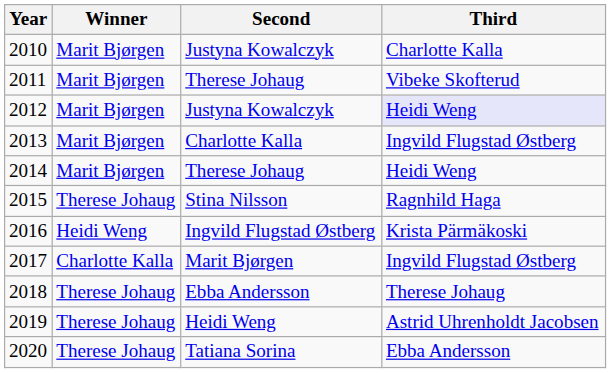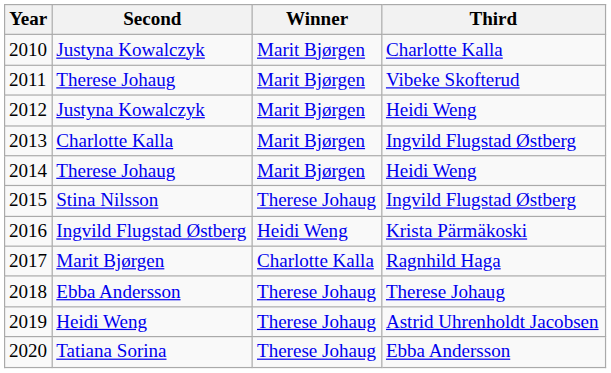columns swapped: (116, 19) <-> (281, 19)
(431, 110) lavender background -> (431, 110) no background
(443, 200) Ragnhild Haga -> (481, 200) Ingvild Flugstad Østberg
(481, 261) Ingvild Flugstad Østberg -> (443, 261) Ragnhild Haga
